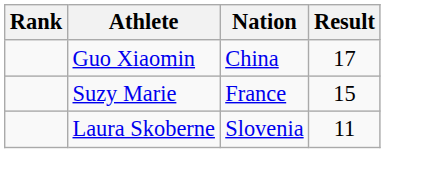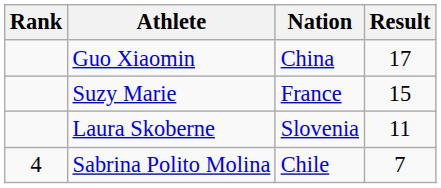+ row: (171, 164)
